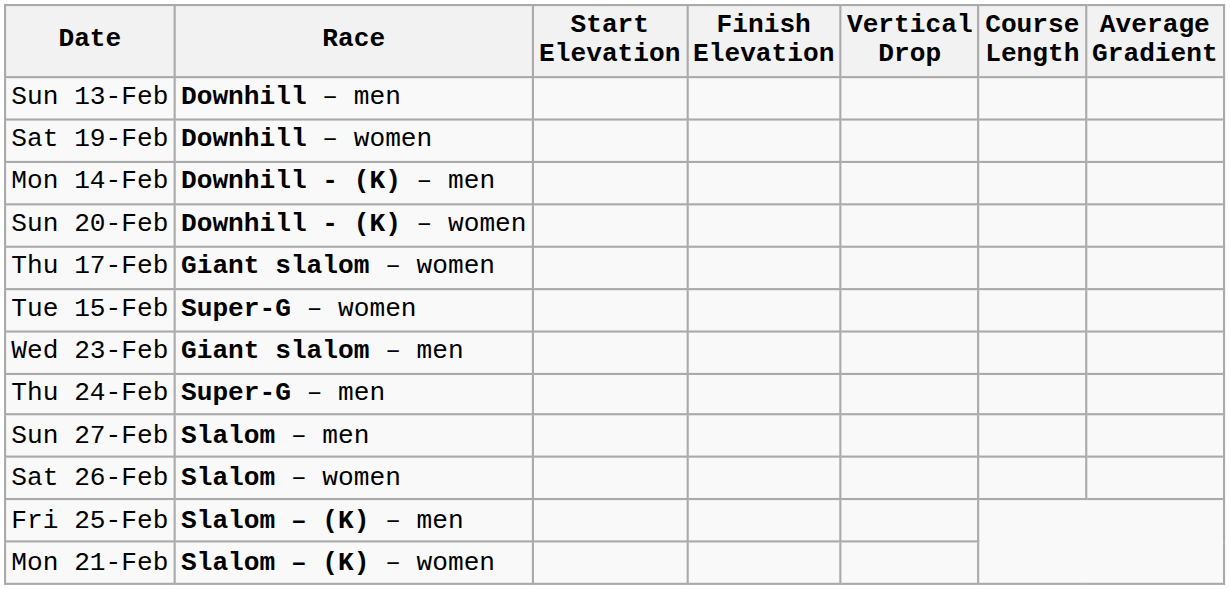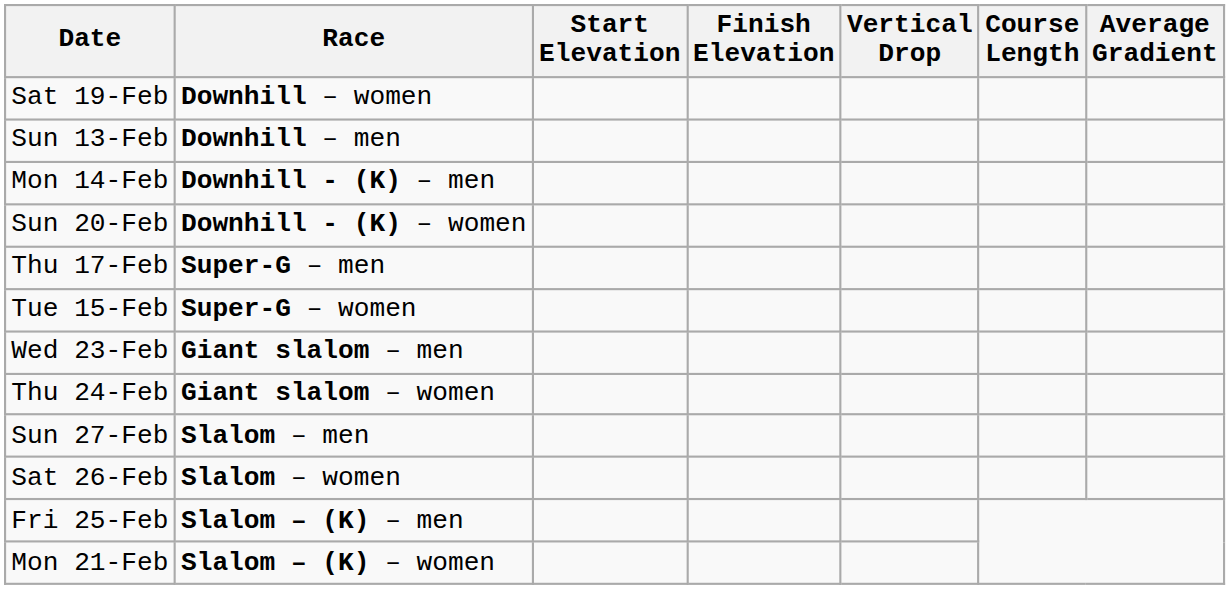rows swapped: (90, 98) <-> (90, 141)
(338, 268) Giant slalom – women -> (283, 268) Super-G – men
(283, 394) Super-G – men -> (338, 394) Giant slalom – women
